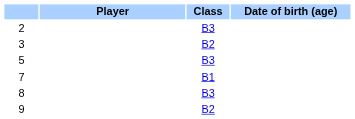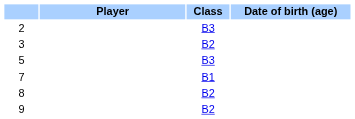(208, 93) B3 -> (208, 93) B2
